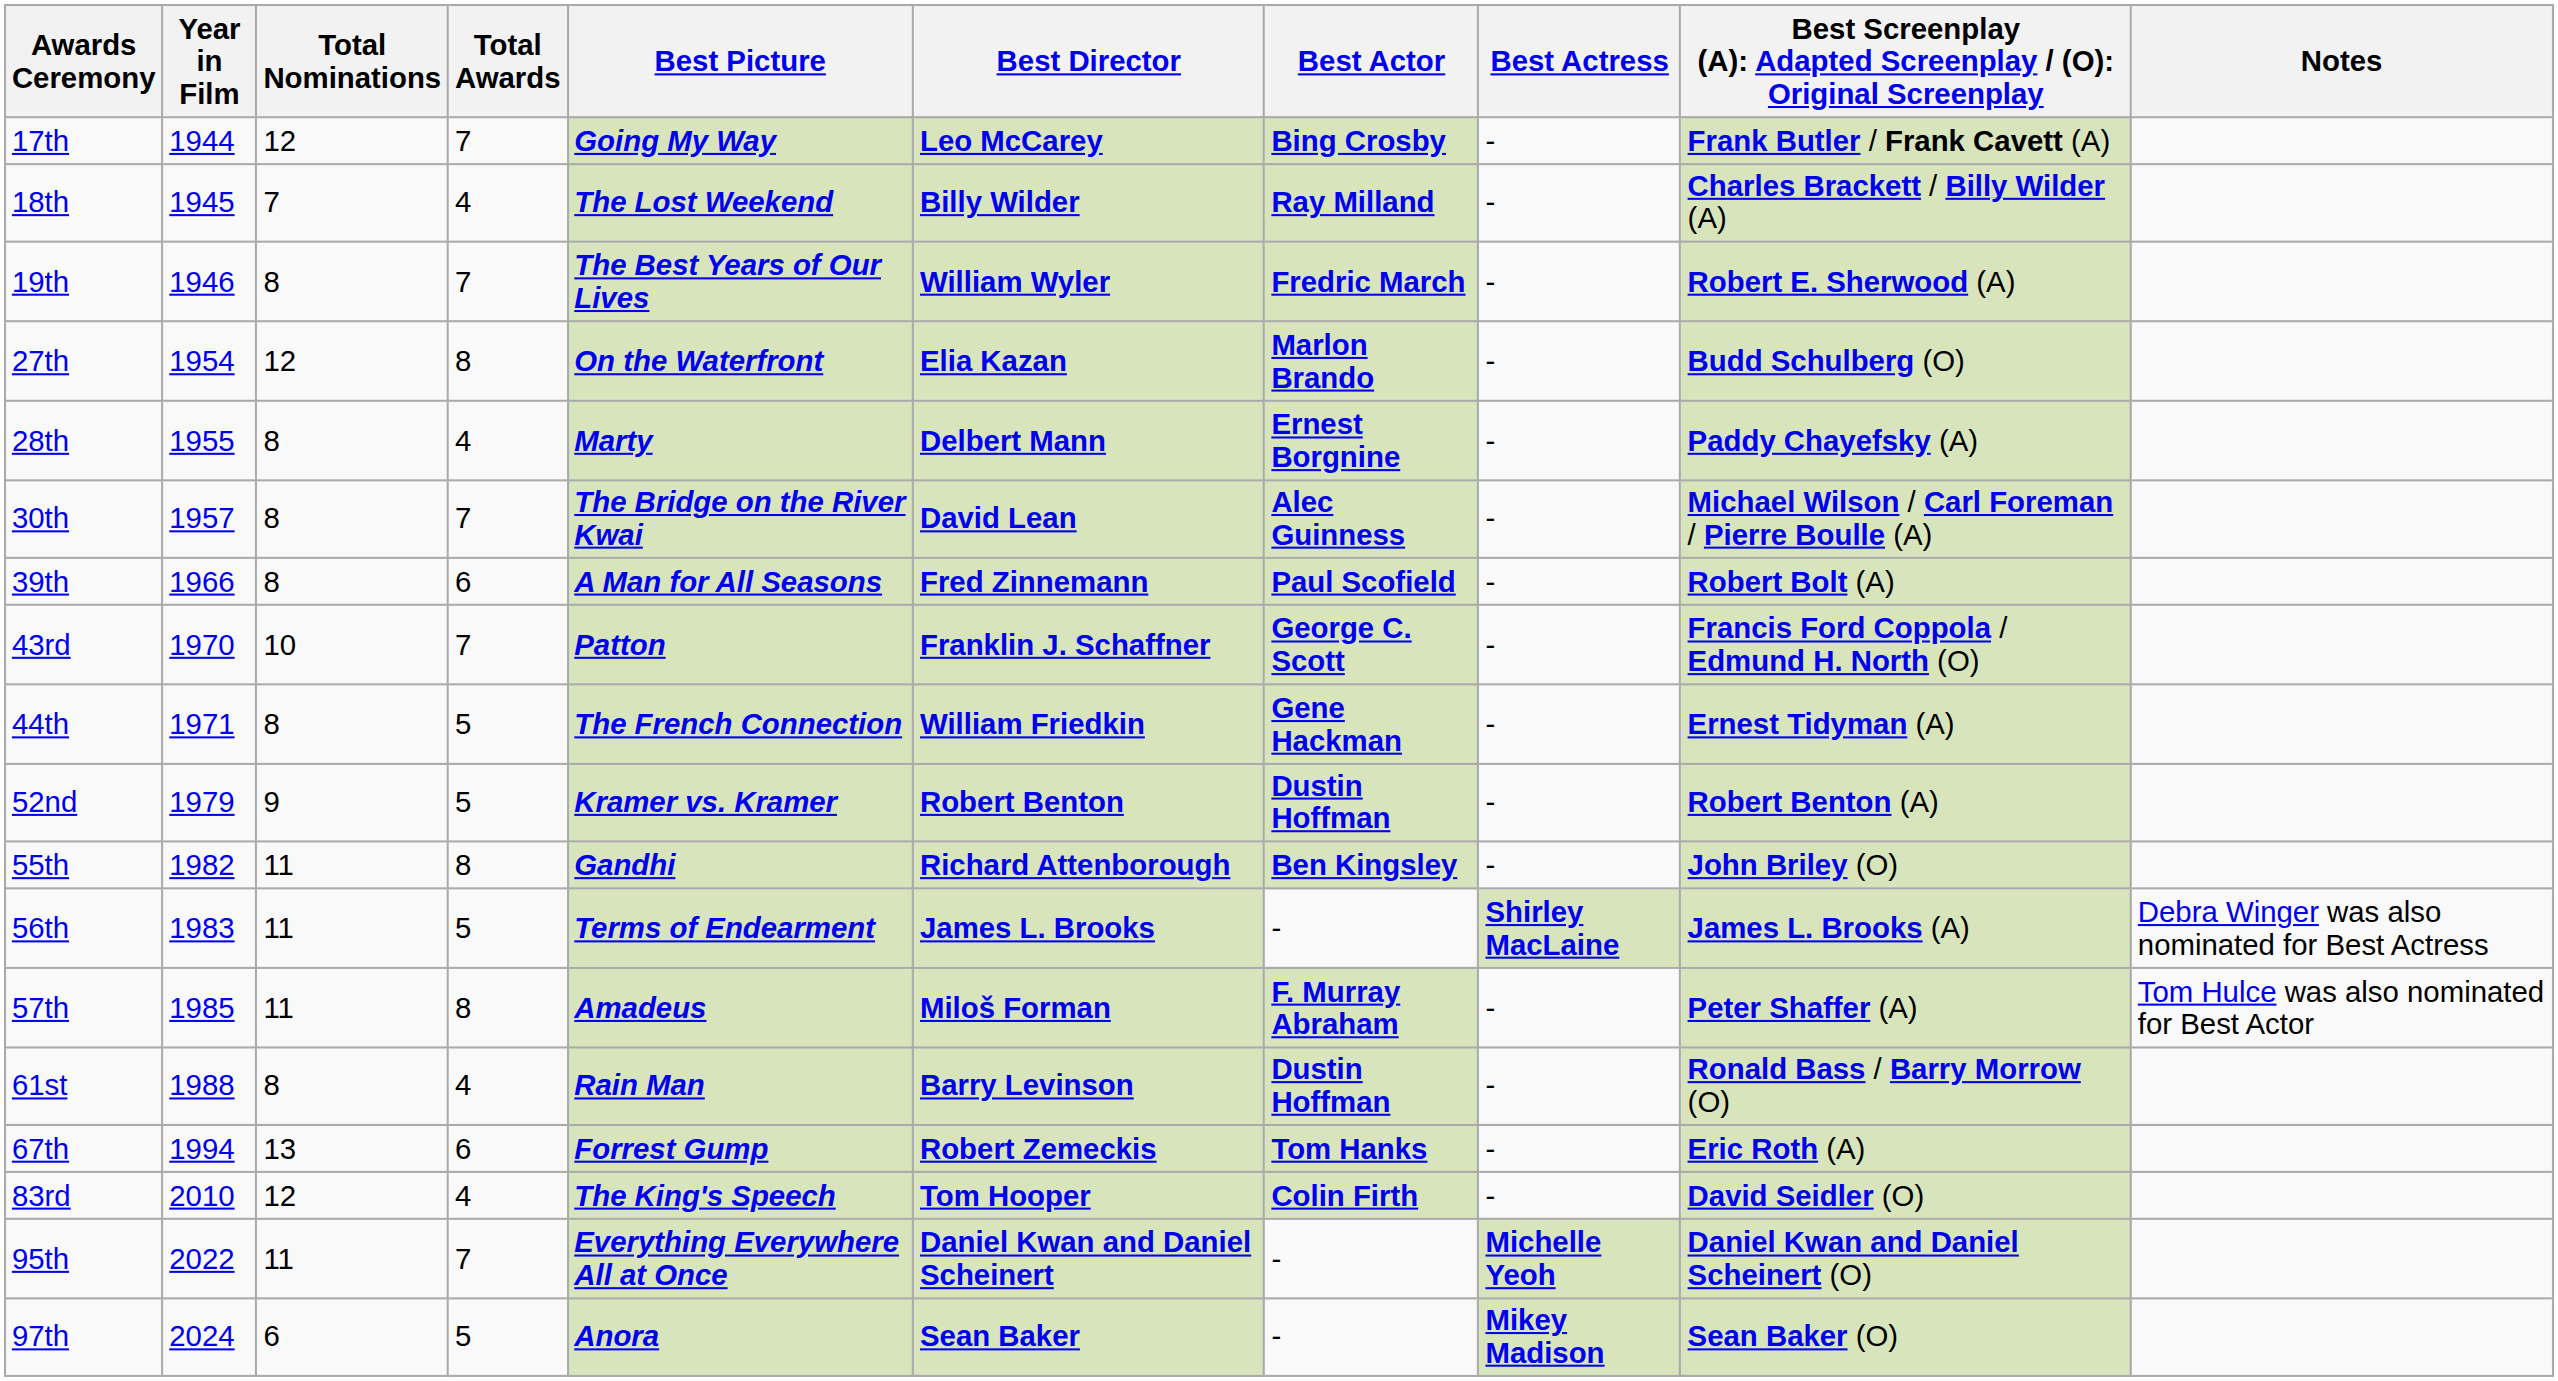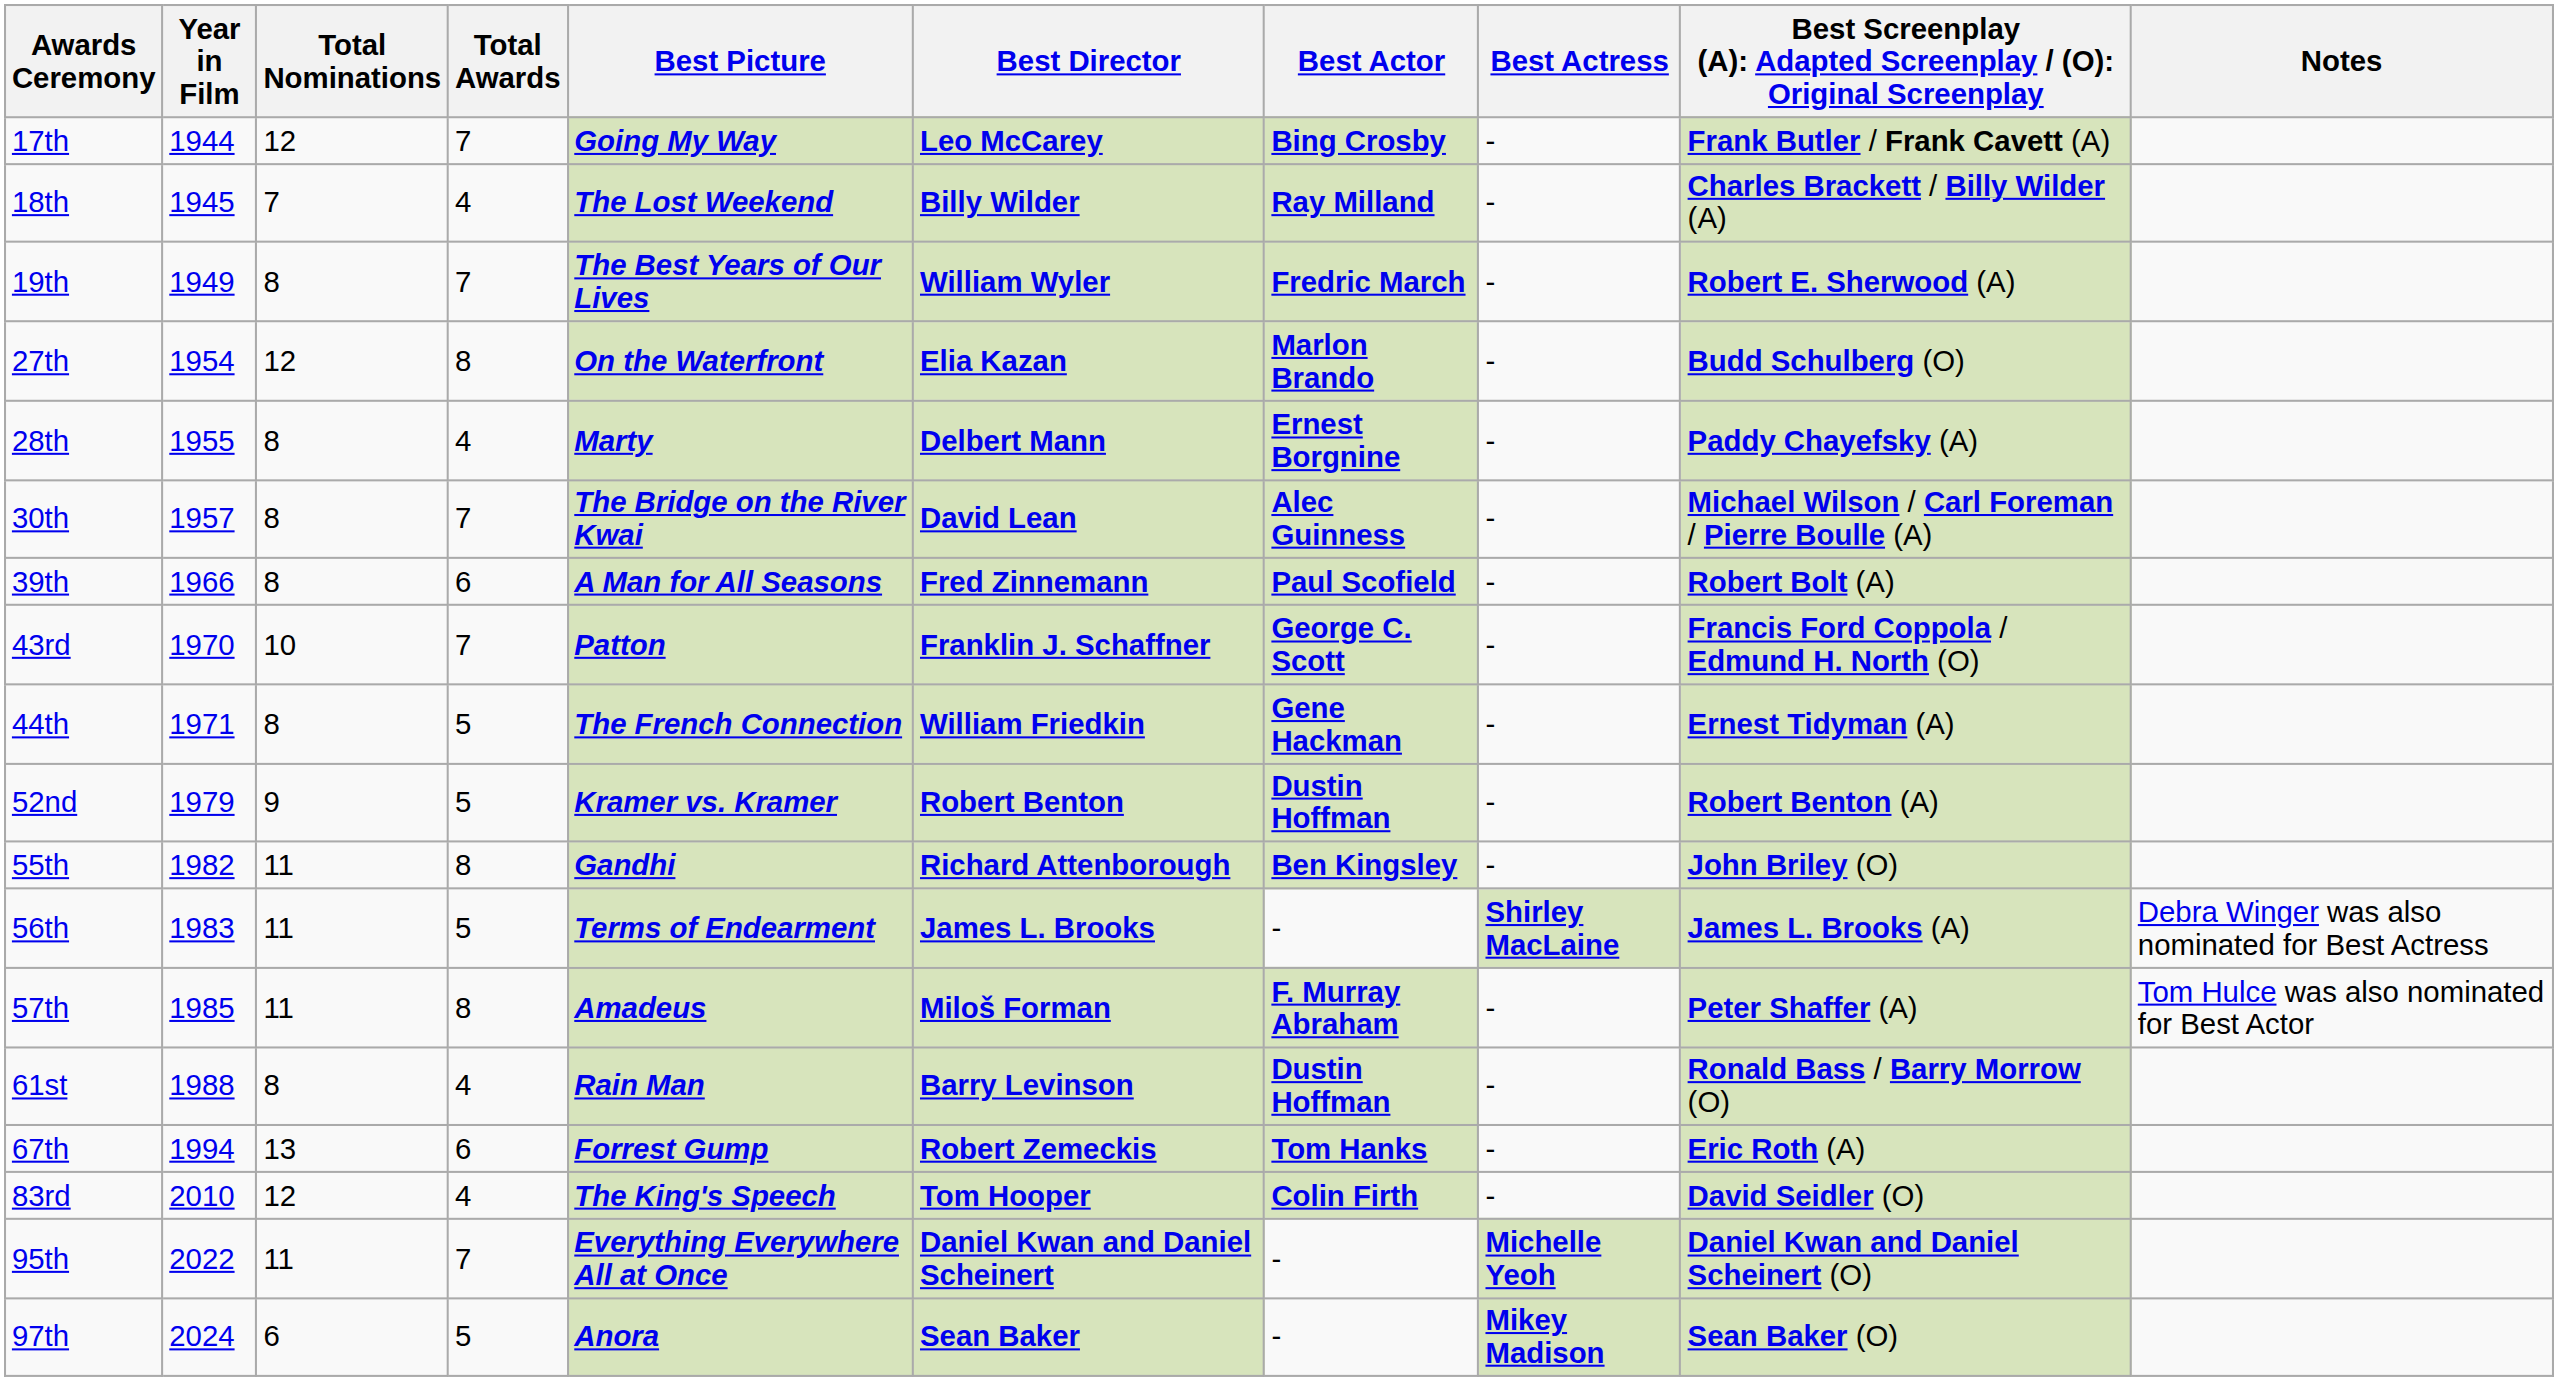(202, 282) 1946 -> (202, 282) 1949
